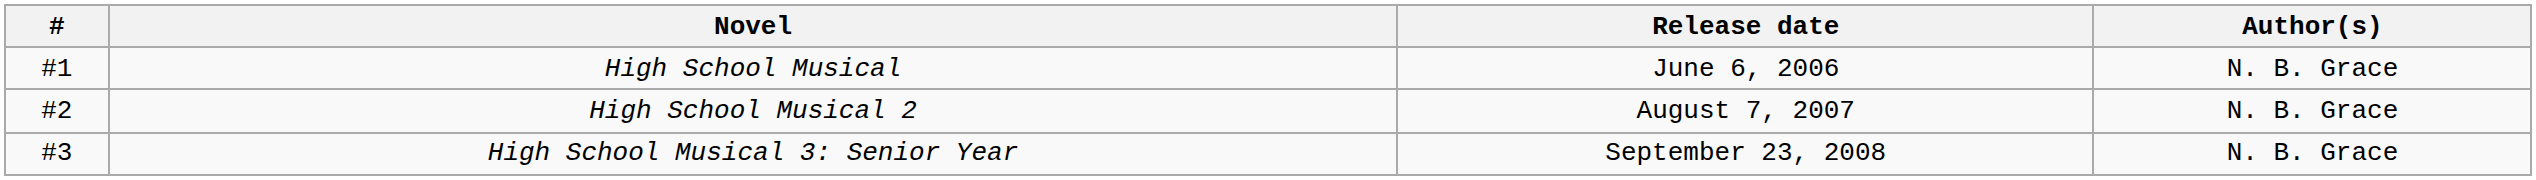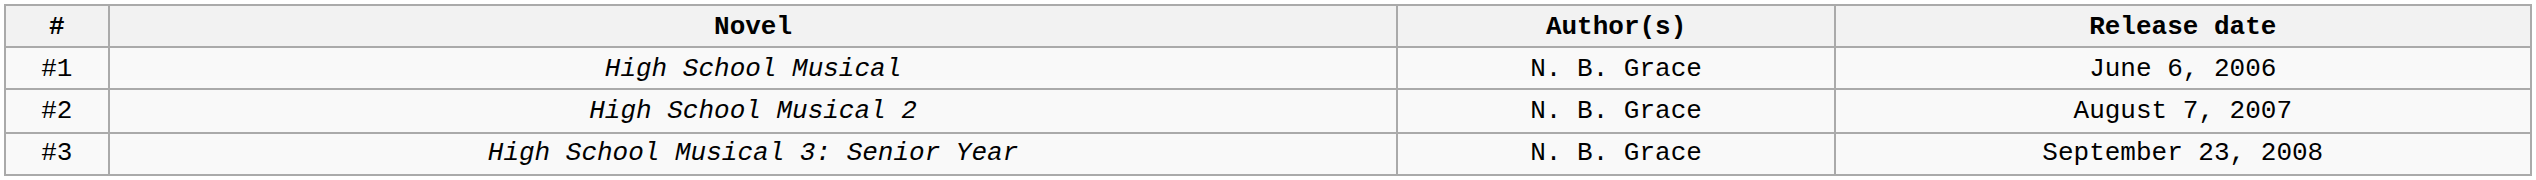columns swapped: (2312, 26) <-> (1746, 26)
